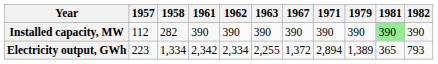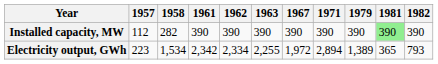(173, 50) 1,334 -> (173, 50) 1,534
(298, 50) 1,372 -> (298, 50) 1,972
